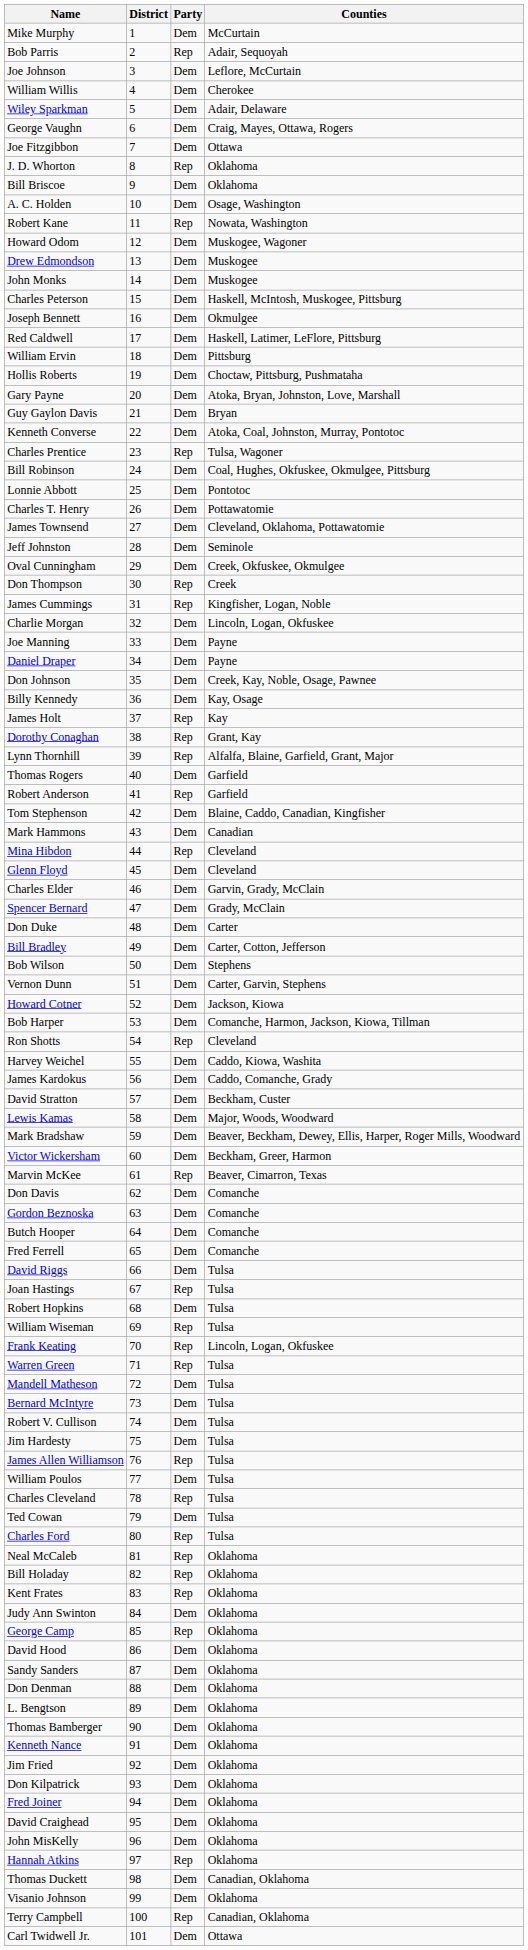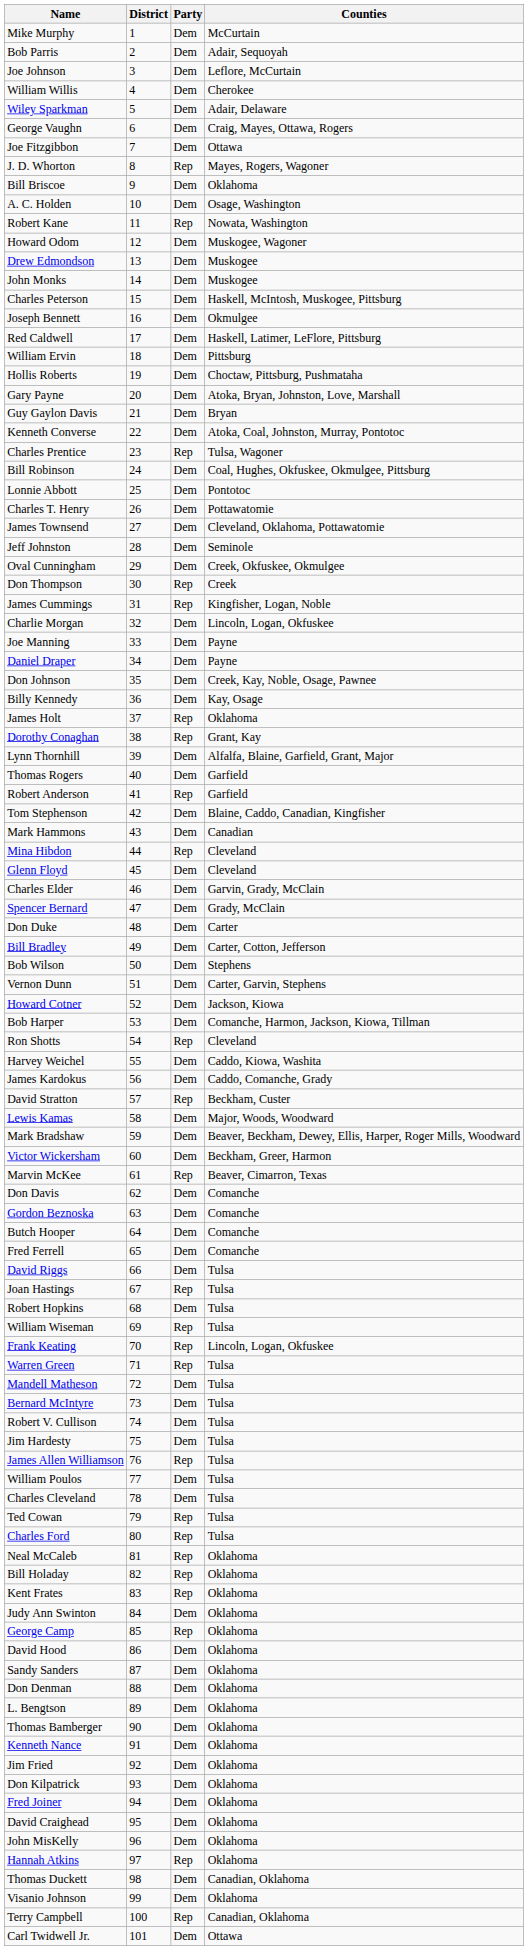(183, 52) Rep -> (185, 52) Dem
(233, 166) Oklahoma -> (268, 166) Mayes, Rogers, Wagoner
(218, 718) Kay -> (233, 718) Oklahoma
(183, 756) Rep -> (185, 756) Dem
(185, 1098) Dem -> (183, 1098) Rep
(183, 1498) Rep -> (185, 1498) Dem
(185, 1517) Dem -> (183, 1517) Rep
